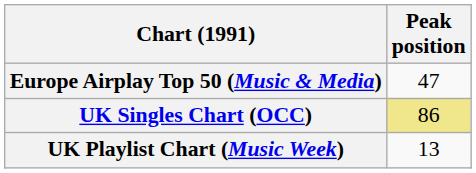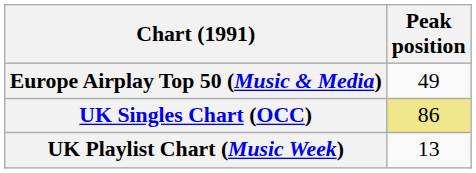(429, 80) 47 -> (429, 80) 49
